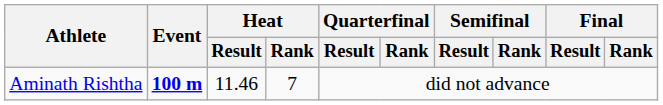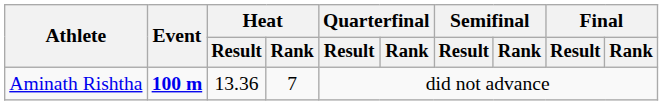(236, 83) 11.46 -> (236, 83) 13.36
